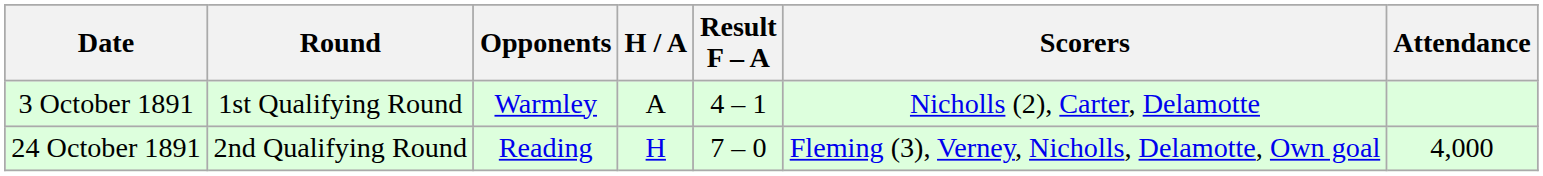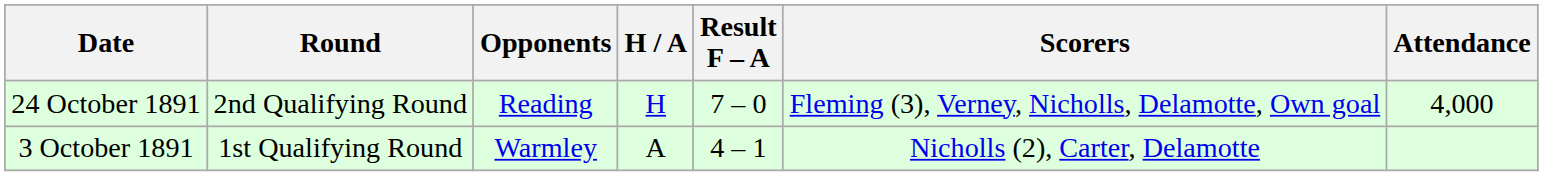rows swapped: (106, 103) <-> (106, 147)
